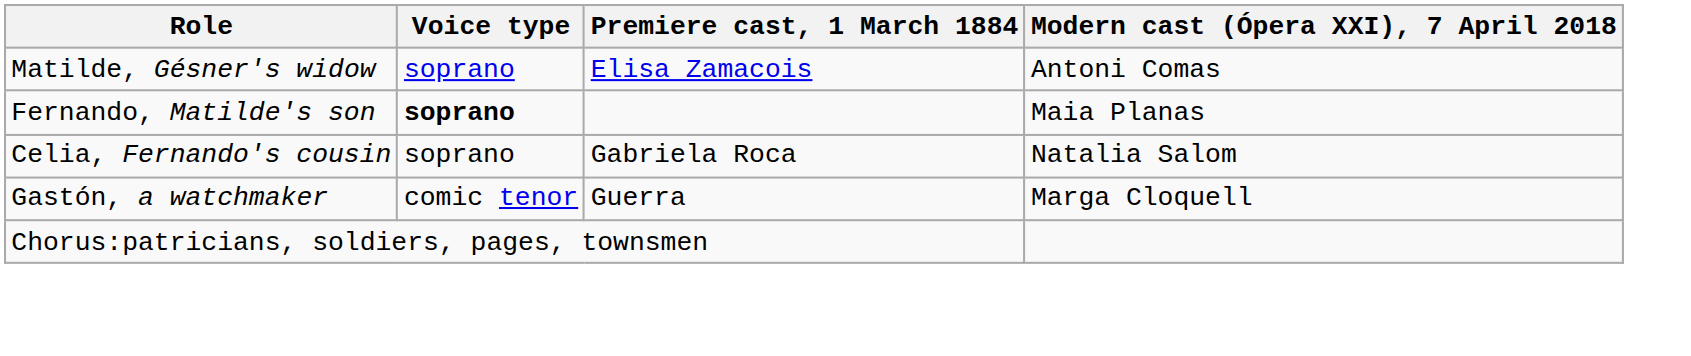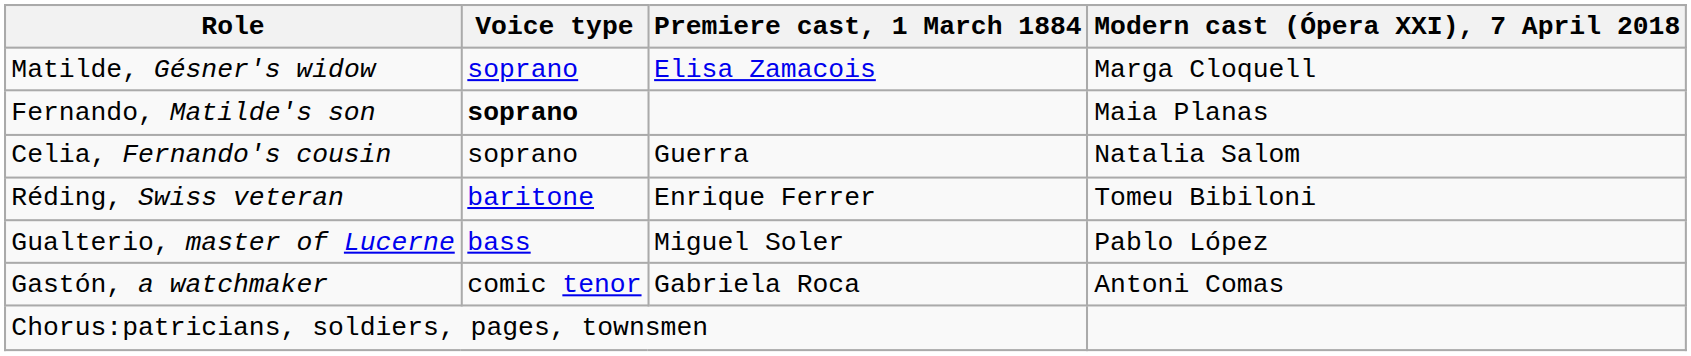(1126, 70) Antoni Comas -> (1205, 70) Marga Cloquell
(694, 156) Gabriela Roca -> (702, 156) Guerra
+ row: (178, 199)
+ row: (233, 242)
(638, 199) Guerra -> (757, 285) Gabriela Roca
(1142, 199) Marga Cloquell -> (1189, 285) Antoni Comas
